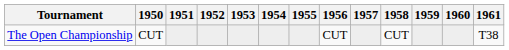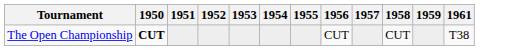- column: (458, 14)
(151, 35) normal -> (151, 35) bold
